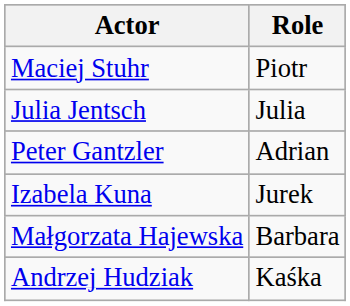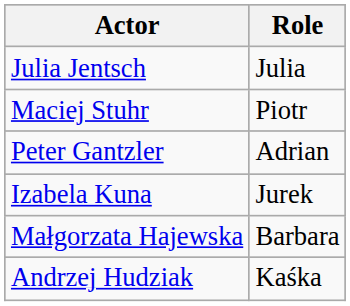rows swapped: (78, 109) <-> (80, 67)
